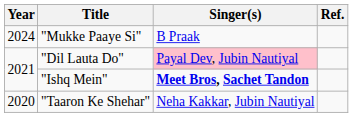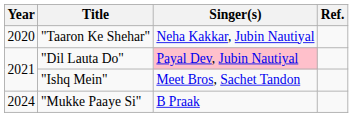rows swapped: (96, 101) <-> (91, 36)
(233, 79) bold -> (228, 79) normal
